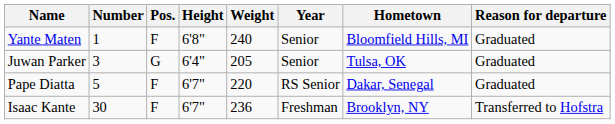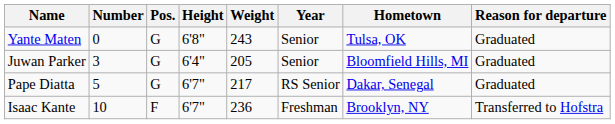(96, 38) 1 -> (96, 38) 0
(154, 38) F -> (155, 38) G
(241, 38) 240 -> (241, 38) 243
(407, 38) Bloomfield Hills, MI -> (376, 38) Tulsa, OK
(376, 61) Tulsa, OK -> (407, 61) Bloomfield Hills, MI
(154, 84) F -> (155, 84) G
(241, 84) 220 -> (241, 84) 217
(100, 107) 30 -> (100, 107) 10
